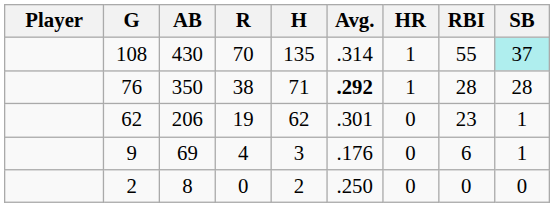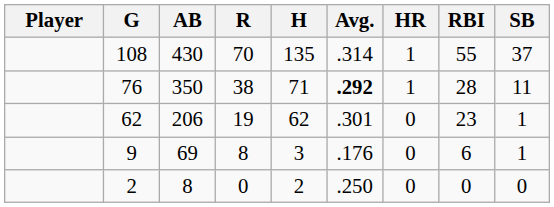(522, 53) paleturquoise background -> (522, 53) no background
(522, 86) 28 -> (522, 86) 11
(243, 152) 4 -> (243, 152) 8
